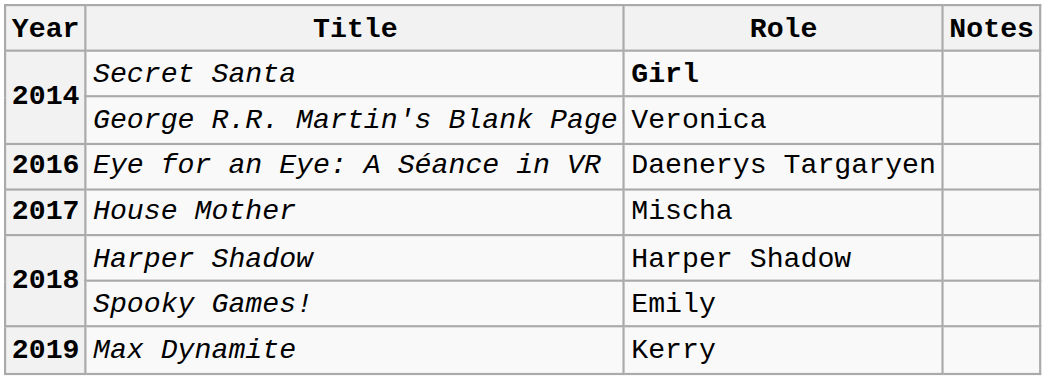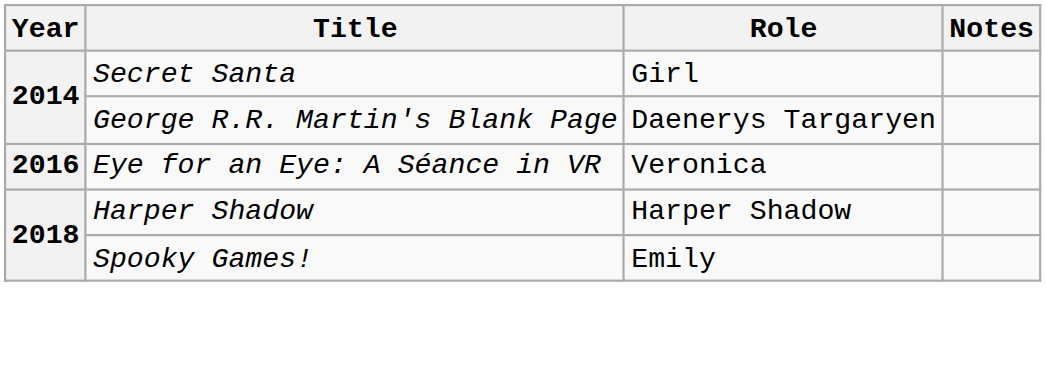(665, 74) bold -> (665, 74) normal
(699, 120) Veronica -> (784, 120) Daenerys Targaryen
(784, 166) Daenerys Targaryen -> (699, 166) Veronica
- row: (195, 212)
- row: (195, 350)
